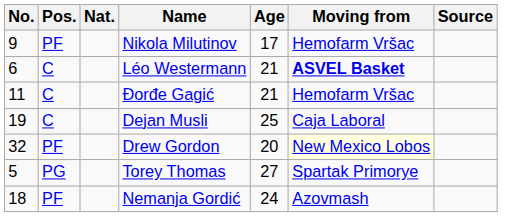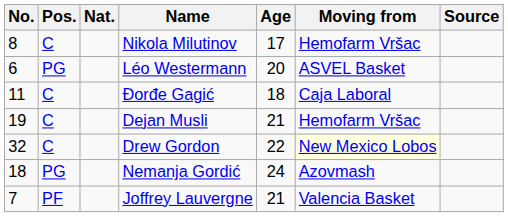(13, 43) 9 -> (13, 43) 8
(53, 43) PF -> (48, 43) C
(48, 69) C -> (54, 69) PG
(269, 69) 21 -> (276, 69) 20
(348, 69) bold -> (352, 69) normal
(269, 95) 21 -> (276, 95) 18
(353, 95) Hemofarm Vršac -> (345, 95) Caja Laboral
(269, 120) 25 -> (276, 120) 21
(339, 120) Caja Laboral -> (360, 120) Hemofarm Vršac
(53, 146) PF -> (48, 146) C
(269, 146) 20 -> (276, 146) 22
- row: (174, 172)
(53, 198) PF -> (54, 172) PG
+ row: (188, 198)
